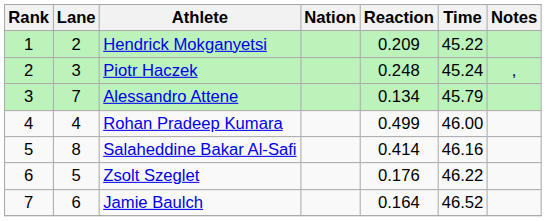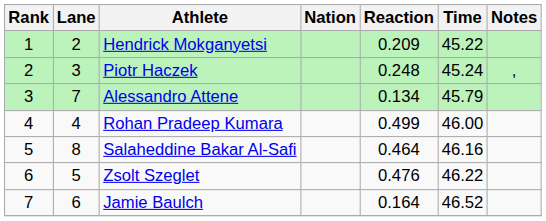(399, 149) 0.414 -> (399, 149) 0.464
(399, 176) 0.176 -> (399, 176) 0.476
